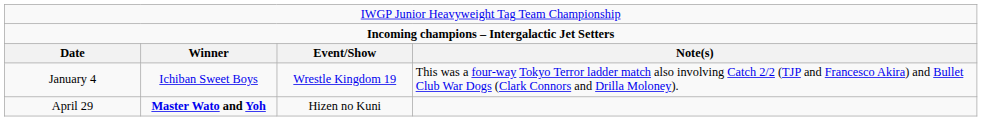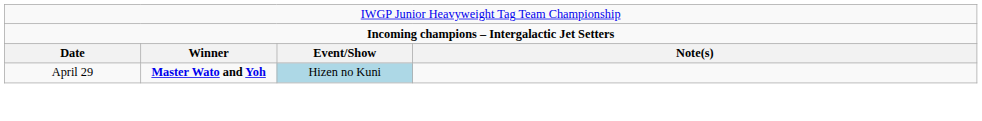- row: (72, 79)
(345, 106) no background -> (345, 72) lightblue background
